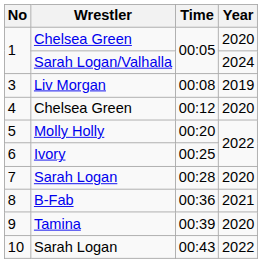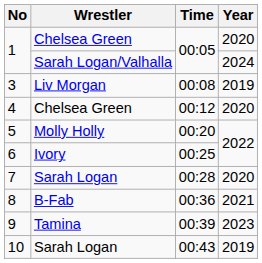(238, 223) 2020 -> (238, 223) 2023
(238, 246) 2022 -> (238, 246) 2019
